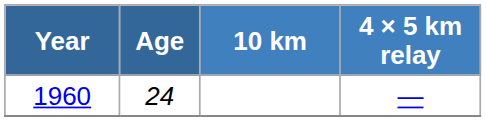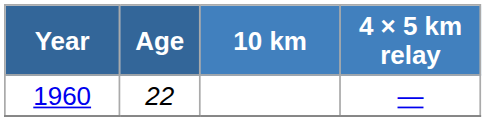(160, 96) 24 -> (160, 96) 22
